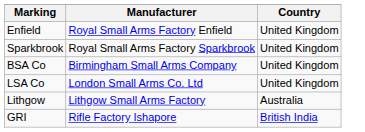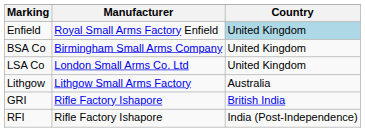(299, 30) no background -> (267, 30) lightblue background
- row: (35, 48)
+ row: (16, 118)
